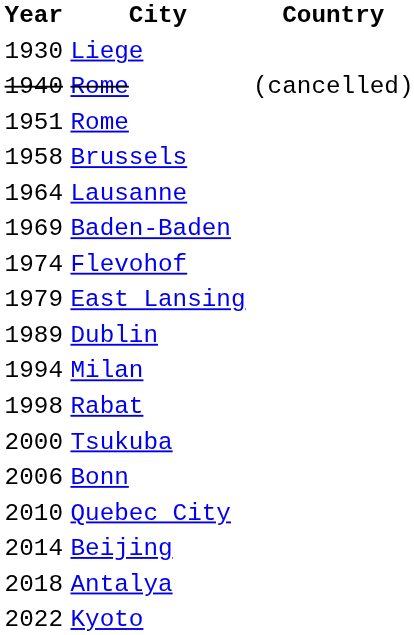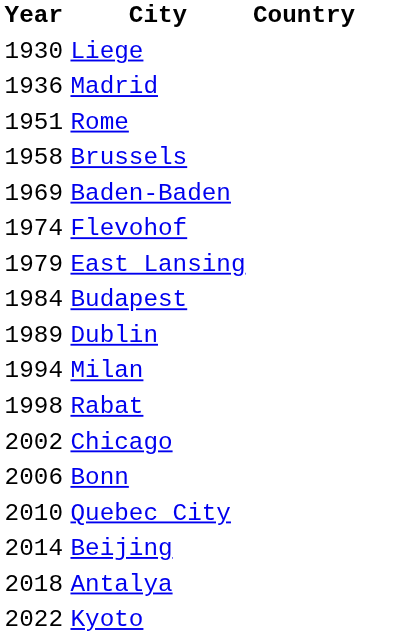+ row: (34, 87)
- row: (34, 87)
- row: (34, 193)
+ row: (34, 300)
- row: (34, 442)
+ row: (34, 442)
